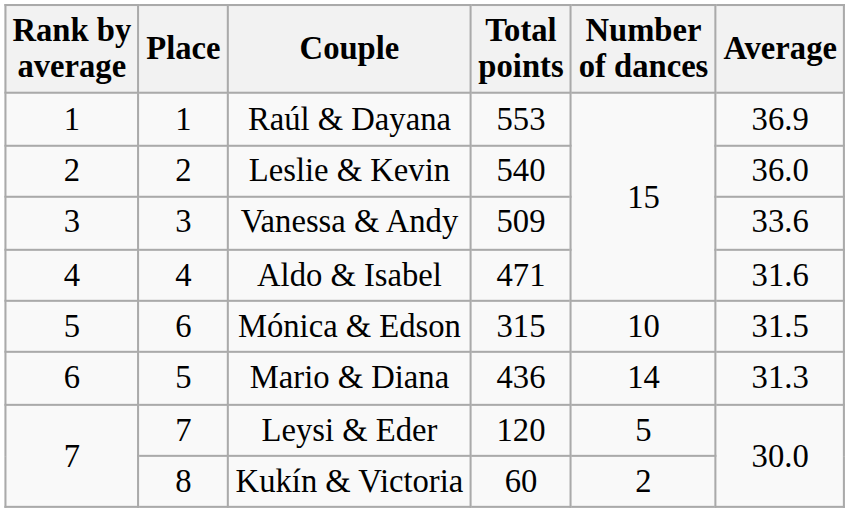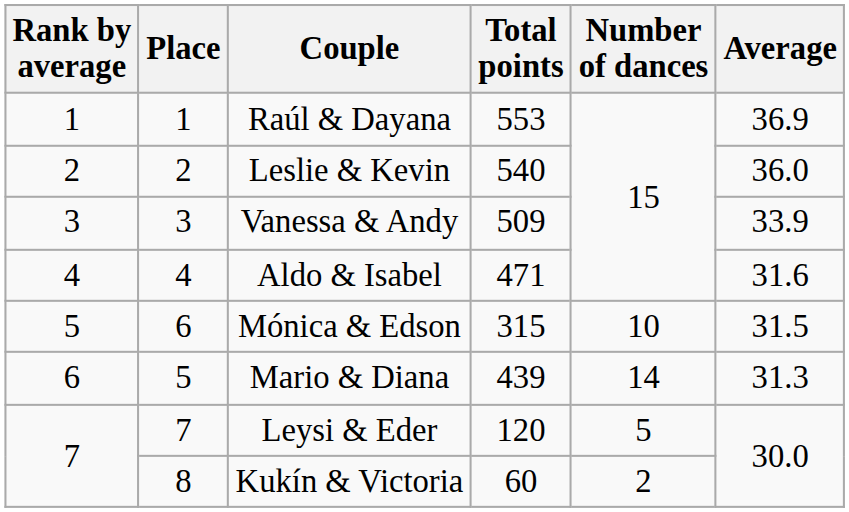(780, 222) 33.6 -> (780, 222) 33.9
(521, 377) 436 -> (521, 377) 439
